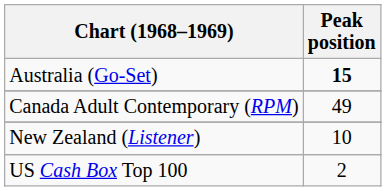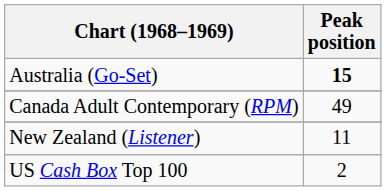(342, 138) 10 -> (342, 138) 11
